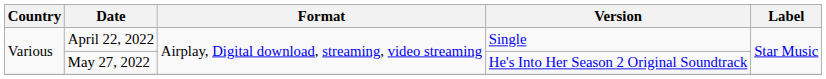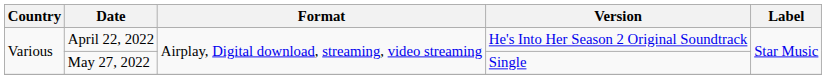(508, 39) Single -> (618, 39) He's Into Her Season 2 Original Soundtrack
(618, 62) He's Into Her Season 2 Original Soundtrack -> (508, 62) Single
